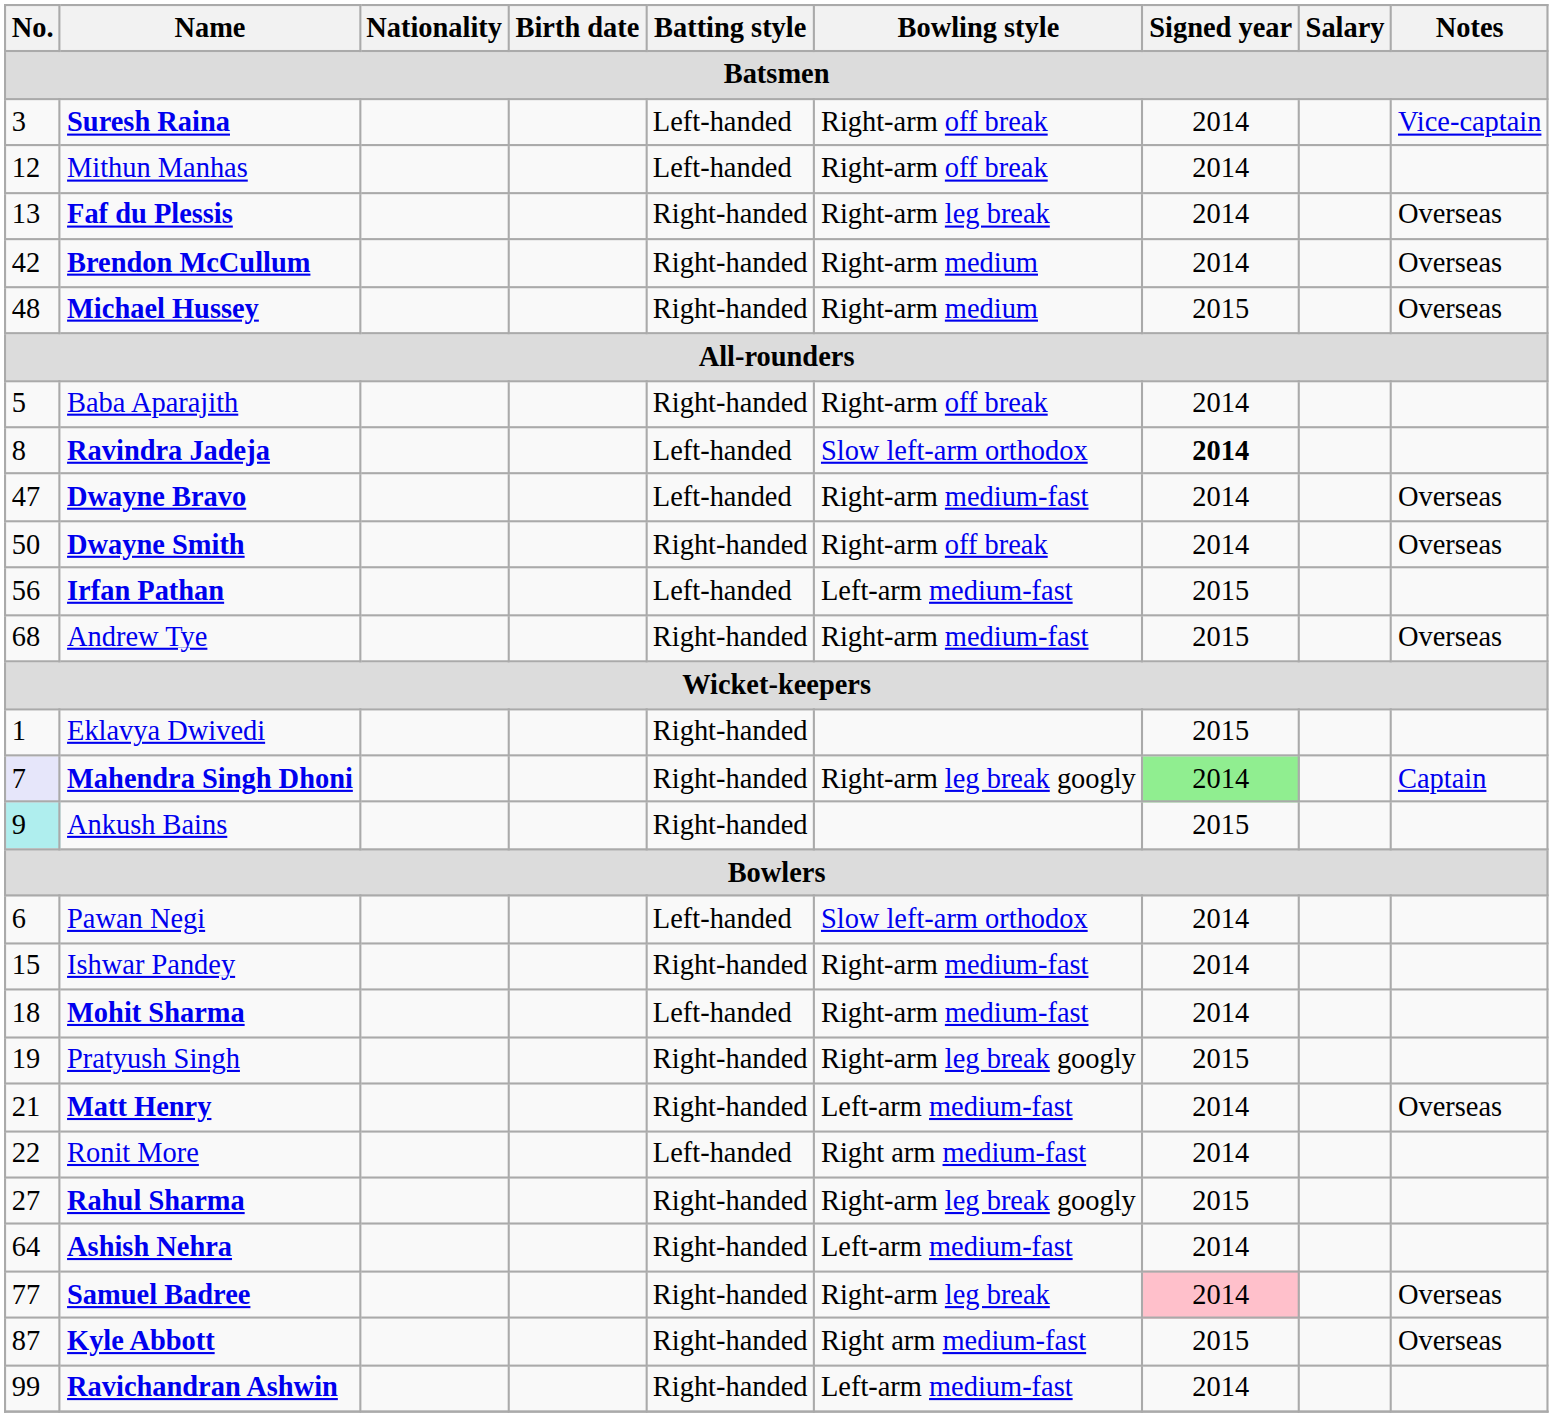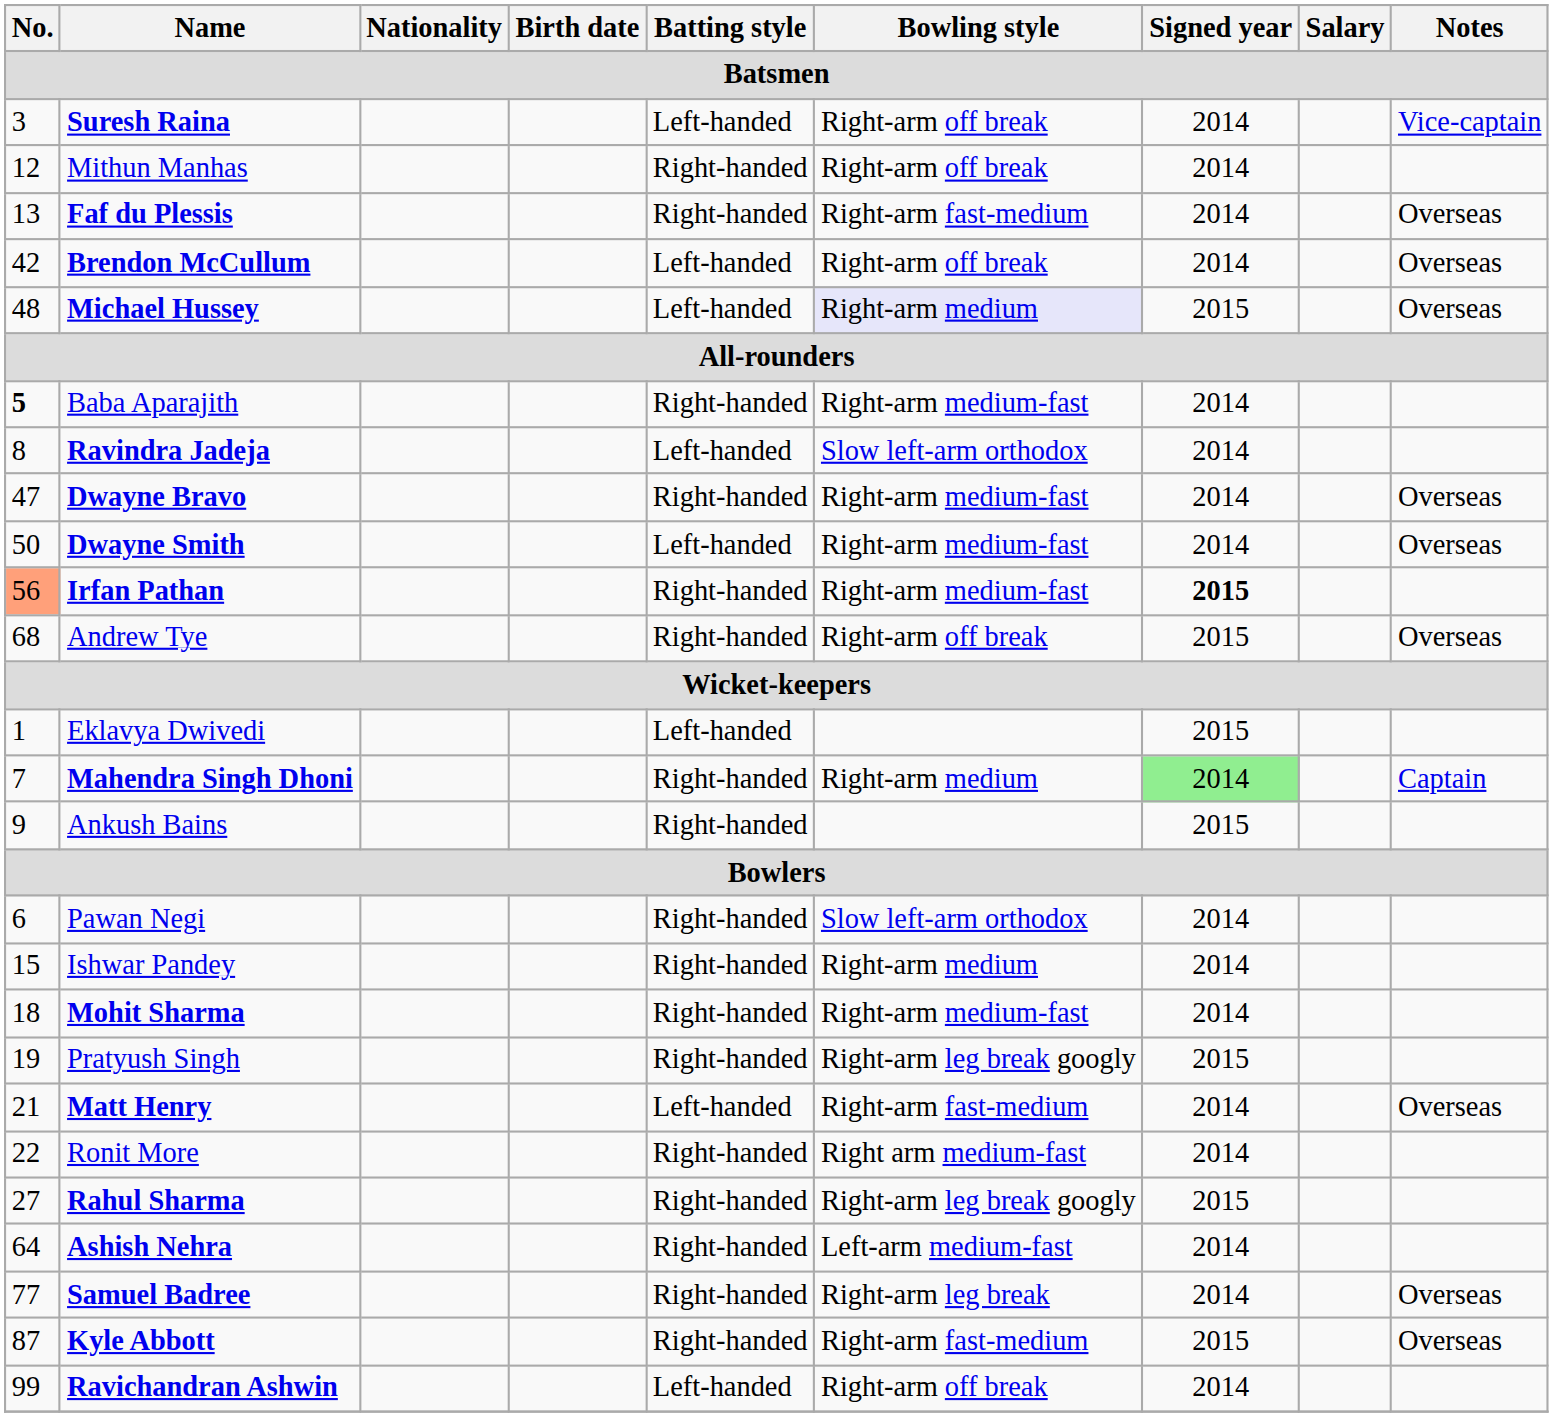(722, 168) Left-handed -> (730, 168) Right-handed
(935, 215) Right-arm leg break -> (955, 215) Right-arm fast-medium
(730, 262) Right-handed -> (722, 262) Left-handed
(929, 262) Right-arm medium -> (934, 262) Right-arm off break
(730, 308) Right-handed -> (722, 308) Left-handed
(929, 308) no background -> (929, 308) lavender background
(19, 402) normal -> (19, 402) bold
(934, 402) Right-arm off break -> (955, 402) Right-arm medium-fast
(1221, 449) bold -> (1221, 449) normal
(722, 496) Left-handed -> (730, 496) Right-handed
(730, 543) Right-handed -> (722, 543) Left-handed
(934, 543) Right-arm off break -> (955, 543) Right-arm medium-fast
(26, 590) no background -> (26, 590) lightsalmon background
(722, 590) Left-handed -> (730, 590) Right-handed
(947, 590) Left-arm medium-fast -> (955, 590) Right-arm medium-fast
(1221, 590) normal -> (1221, 590) bold
(955, 637) Right-arm medium-fast -> (934, 637) Right-arm off break
(730, 730) Right-handed -> (722, 730) Left-handed
(19, 777) lavender background -> (19, 777) no background
(978, 777) Right-arm leg break googly -> (929, 777) Right-arm medium
(19, 824) paleturquoise background -> (19, 824) no background
(722, 918) Left-handed -> (730, 918) Right-handed
(955, 965) Right-arm medium-fast -> (929, 965) Right-arm medium
(722, 1012) Left-handed -> (730, 1012) Right-handed
(730, 1106) Right-handed -> (722, 1106) Left-handed
(947, 1106) Left-arm medium-fast -> (955, 1106) Right-arm fast-medium
(722, 1153) Left-handed -> (730, 1153) Right-handed
(1221, 1293) pink background -> (1221, 1293) no background
(954, 1340) Right arm medium-fast -> (955, 1340) Right-arm fast-medium
(730, 1387) Right-handed -> (722, 1387) Left-handed
(947, 1387) Left-arm medium-fast -> (934, 1387) Right-arm off break
